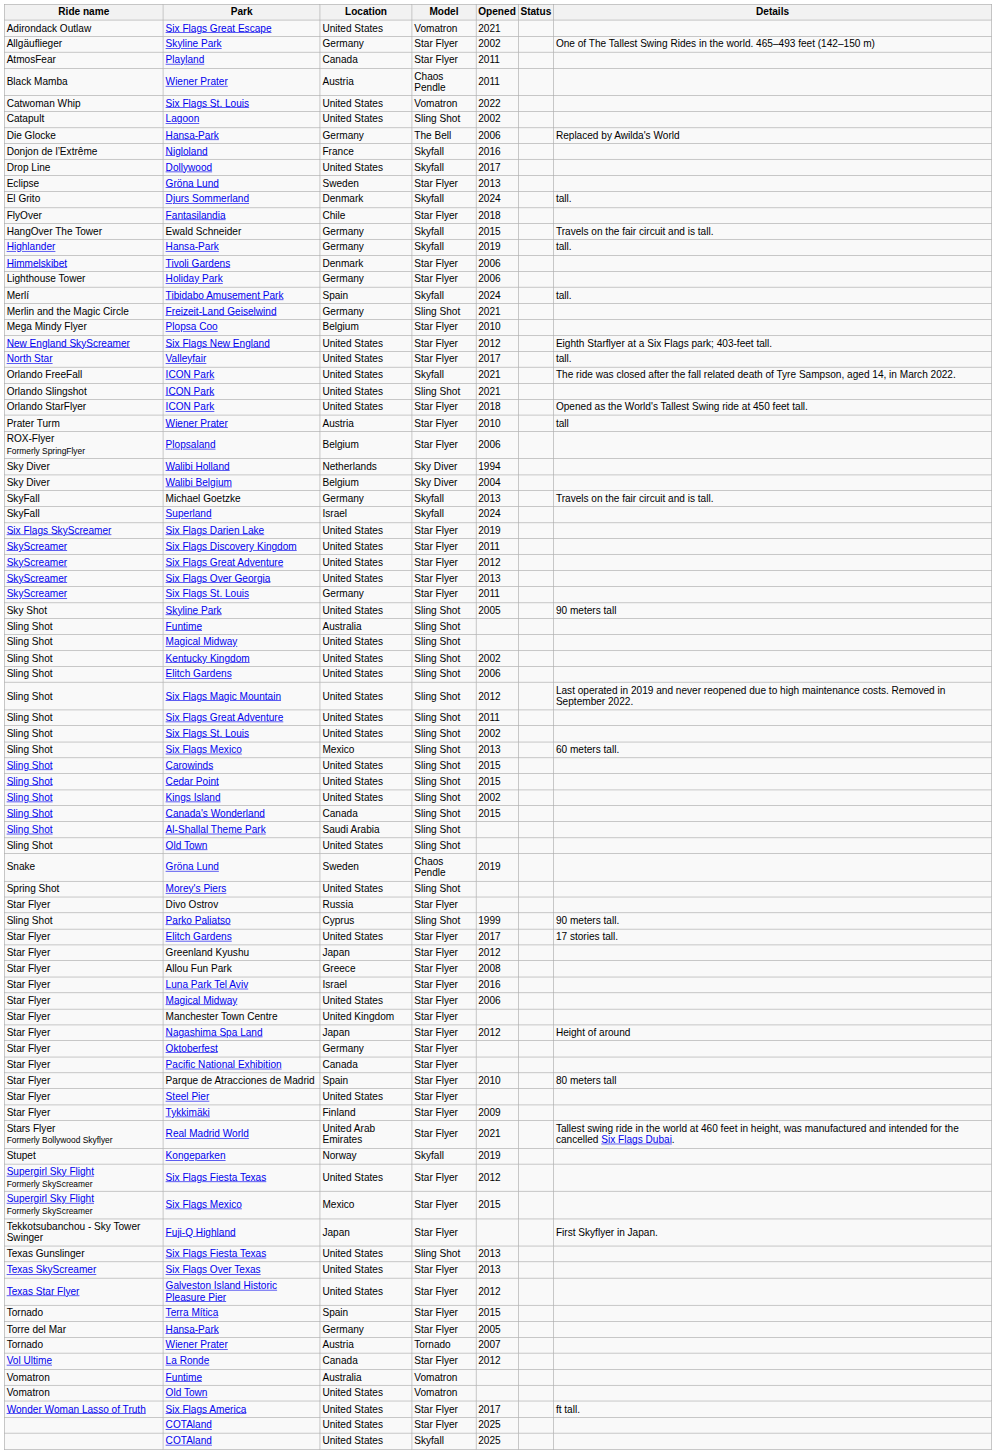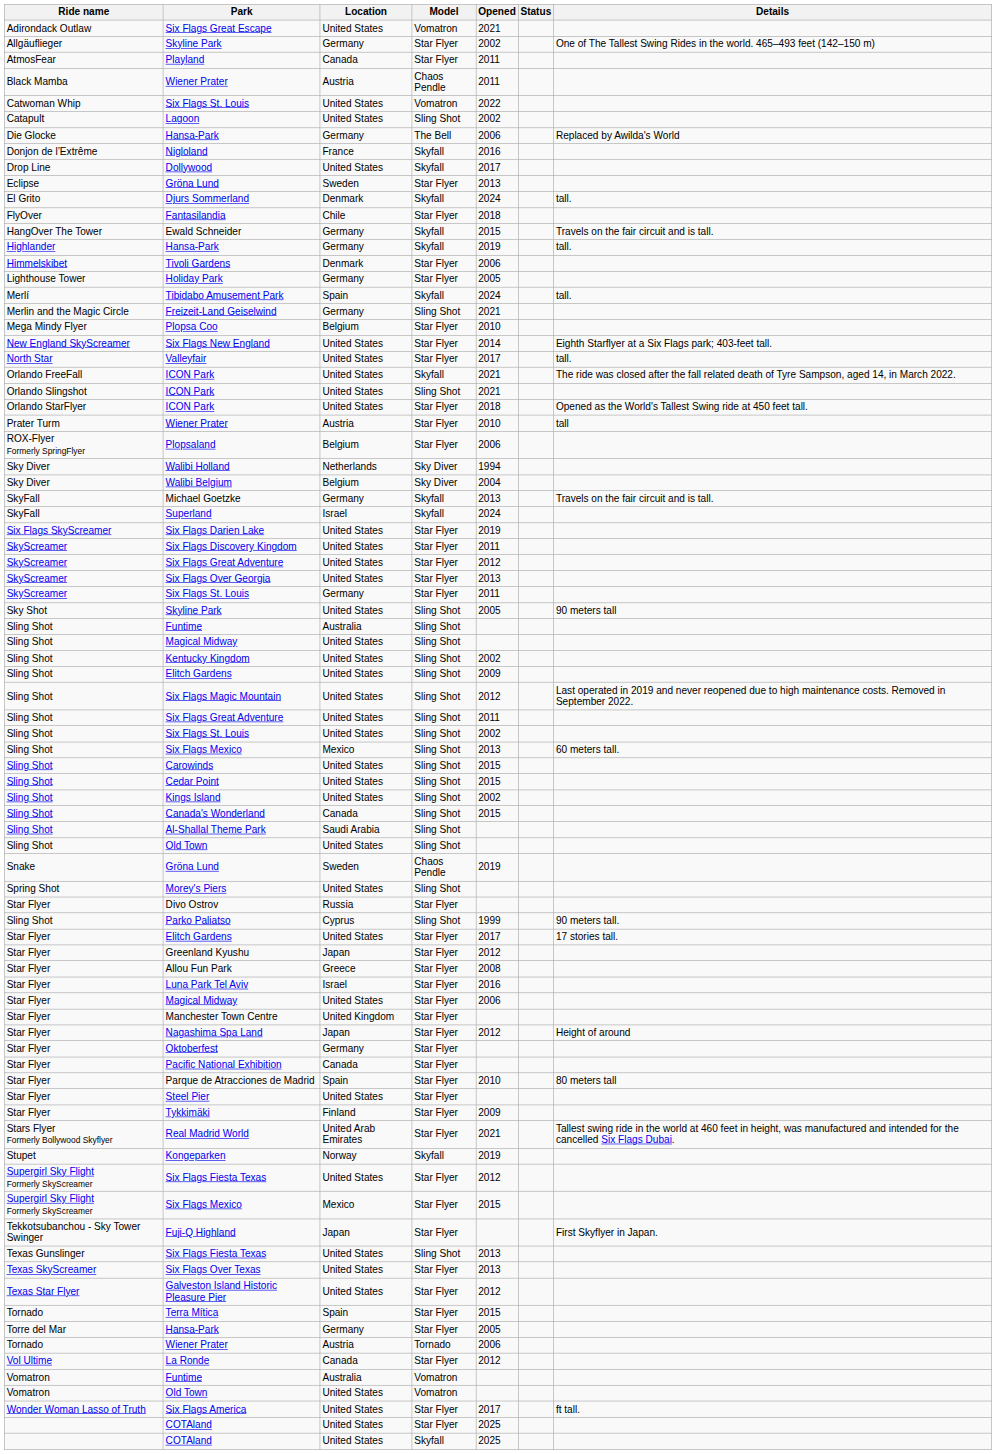(489, 279) 2006 -> (489, 279) 2005
(489, 343) 2012 -> (489, 343) 2014
(489, 674) 2006 -> (489, 674) 2009
(489, 1345) 2007 -> (489, 1345) 2006
